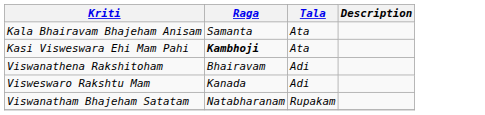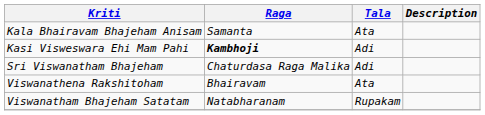(300, 48) Ata -> (365, 48) Adi
+ row: (85, 66)
(300, 66) Adi -> (365, 84) Ata
- row: (78, 84)
